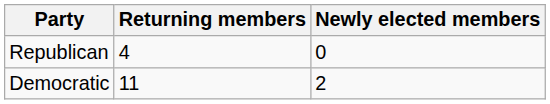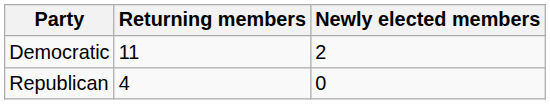rows swapped: (59, 83) <-> (59, 51)
